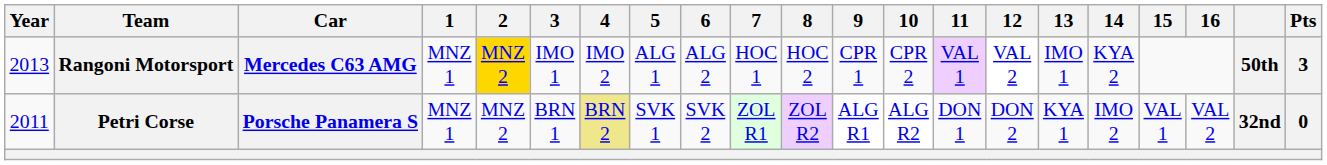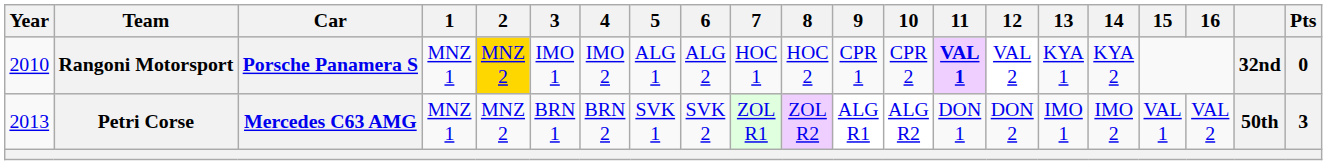(29, 64) 2013 -> (29, 64) 2010
(330, 64) Mercedes C63 AMG -> (330, 64) Porsche Panamera S
(960, 64) normal -> (960, 64) bold
(1063, 64) IMO 1 -> (1063, 64) KYA 1
(1260, 64) 50th -> (1260, 64) 32nd
(1303, 64) 3 -> (1303, 64) 0
(29, 121) 2011 -> (29, 121) 2013
(330, 121) Porsche Panamera S -> (330, 121) Mercedes C63 AMG
(605, 121) khaki background -> (605, 121) no background
(1063, 121) KYA 1 -> (1063, 121) IMO 1
(1260, 121) 32nd -> (1260, 121) 50th
(1303, 121) 0 -> (1303, 121) 3
